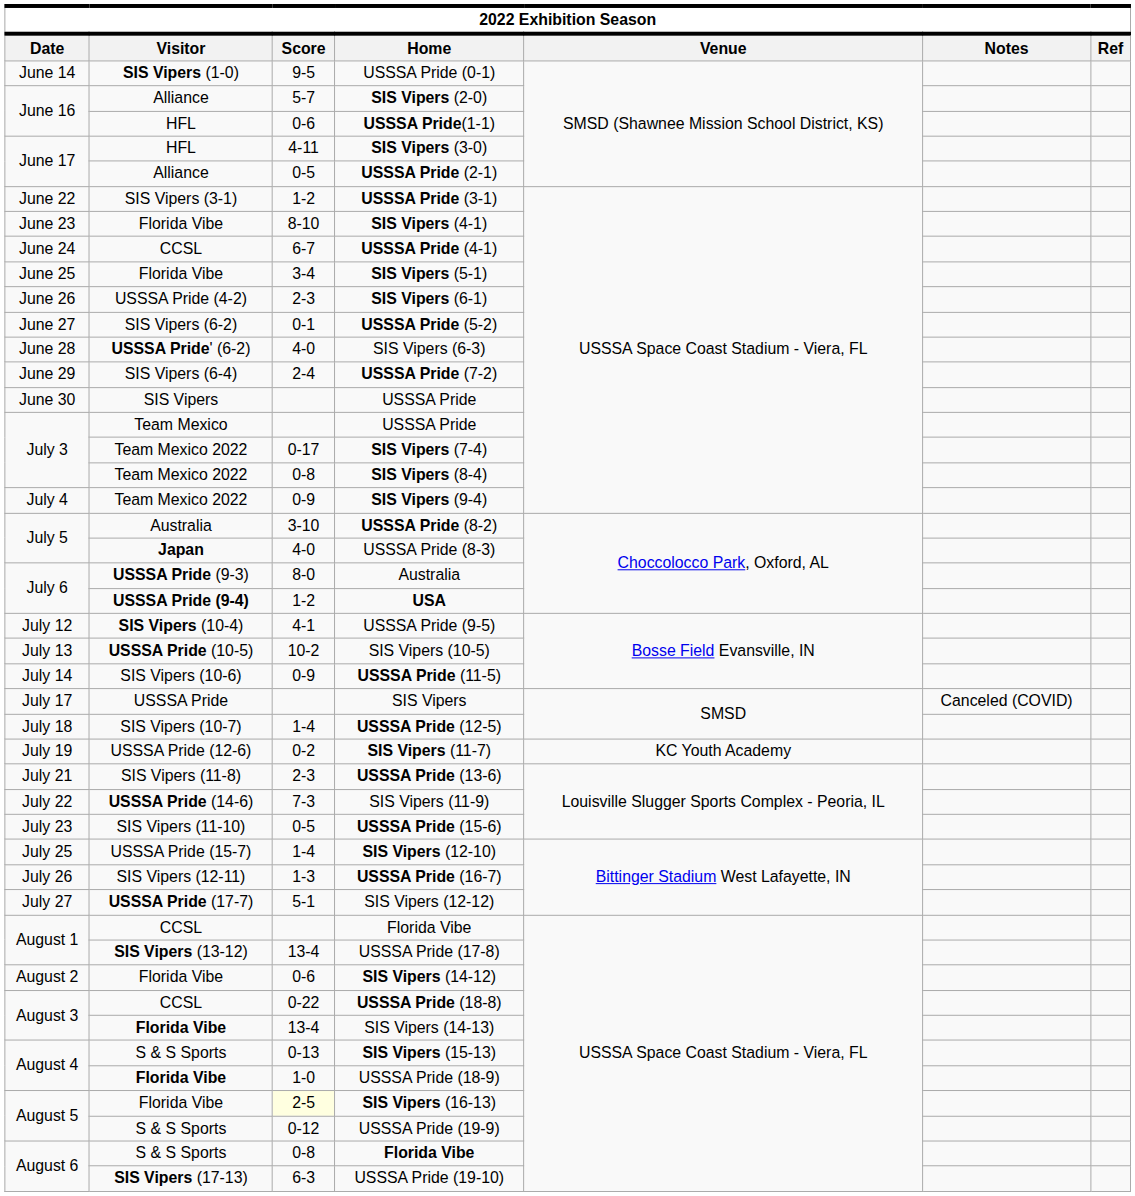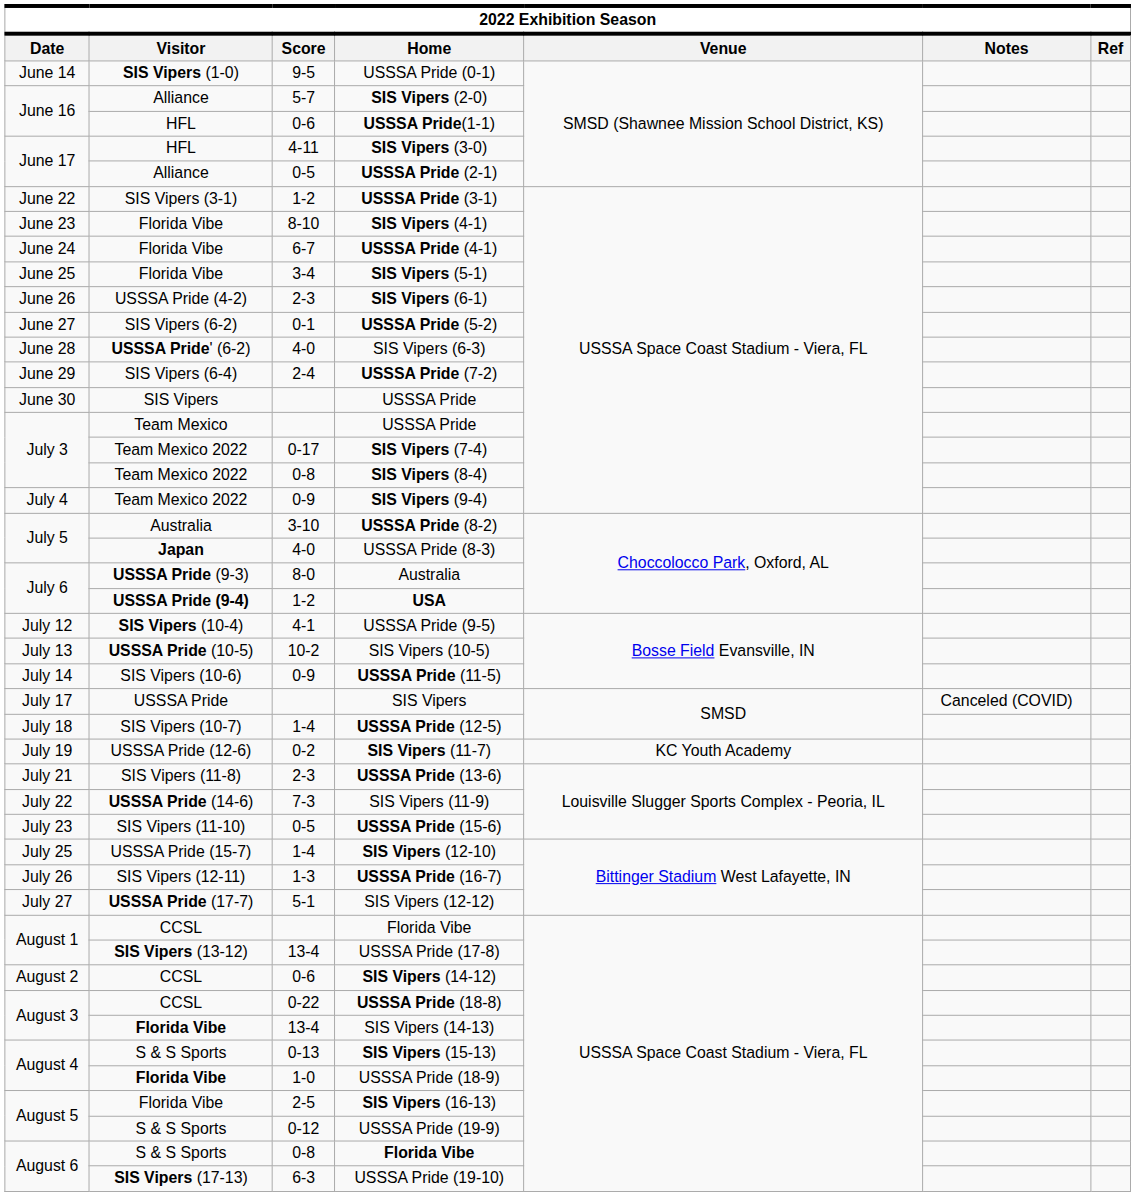(181, 249) CCSL -> (181, 249) Florida Vibe
(181, 977) Florida Vibe -> (181, 977) CCSL
(304, 1103) lightyellow background -> (304, 1103) no background
